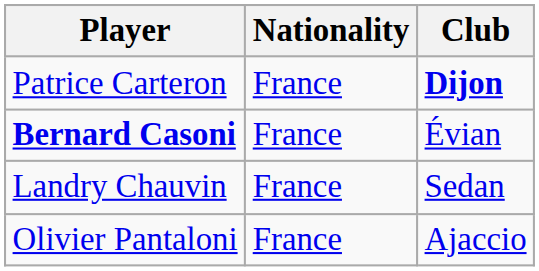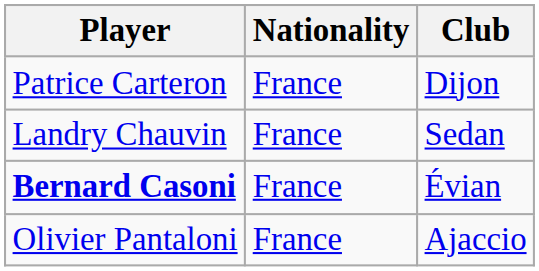(464, 82) bold -> (462, 82) normal
rows swapped: (124, 134) <-> (120, 186)
